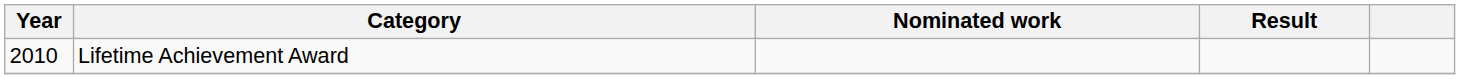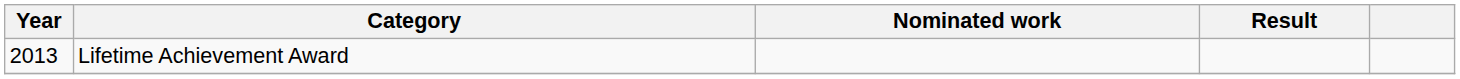(34, 55) 2010 -> (34, 55) 2013
